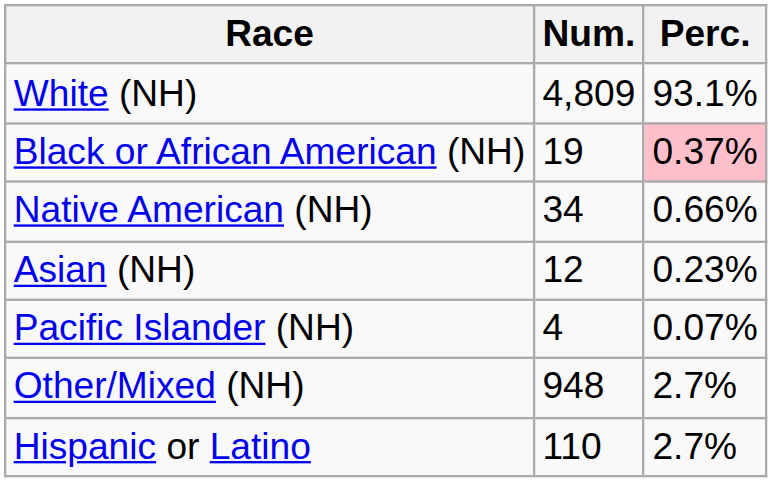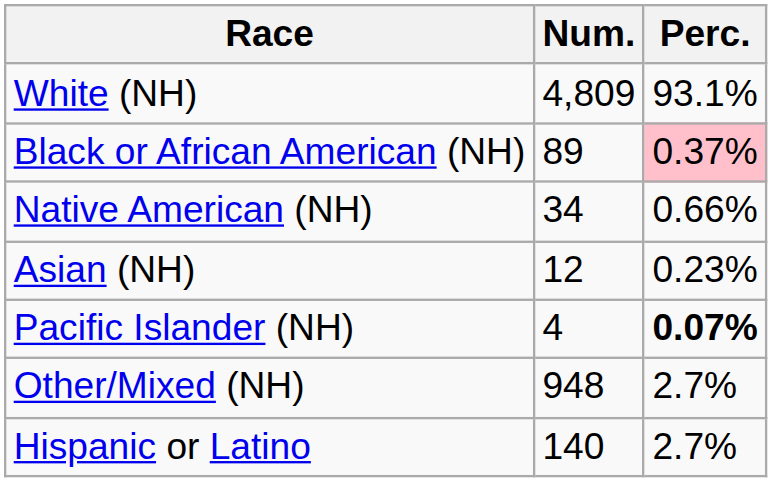(563, 151) 19 -> (563, 151) 89
(705, 328) normal -> (705, 328) bold
(572, 446) 110 -> (573, 446) 140
